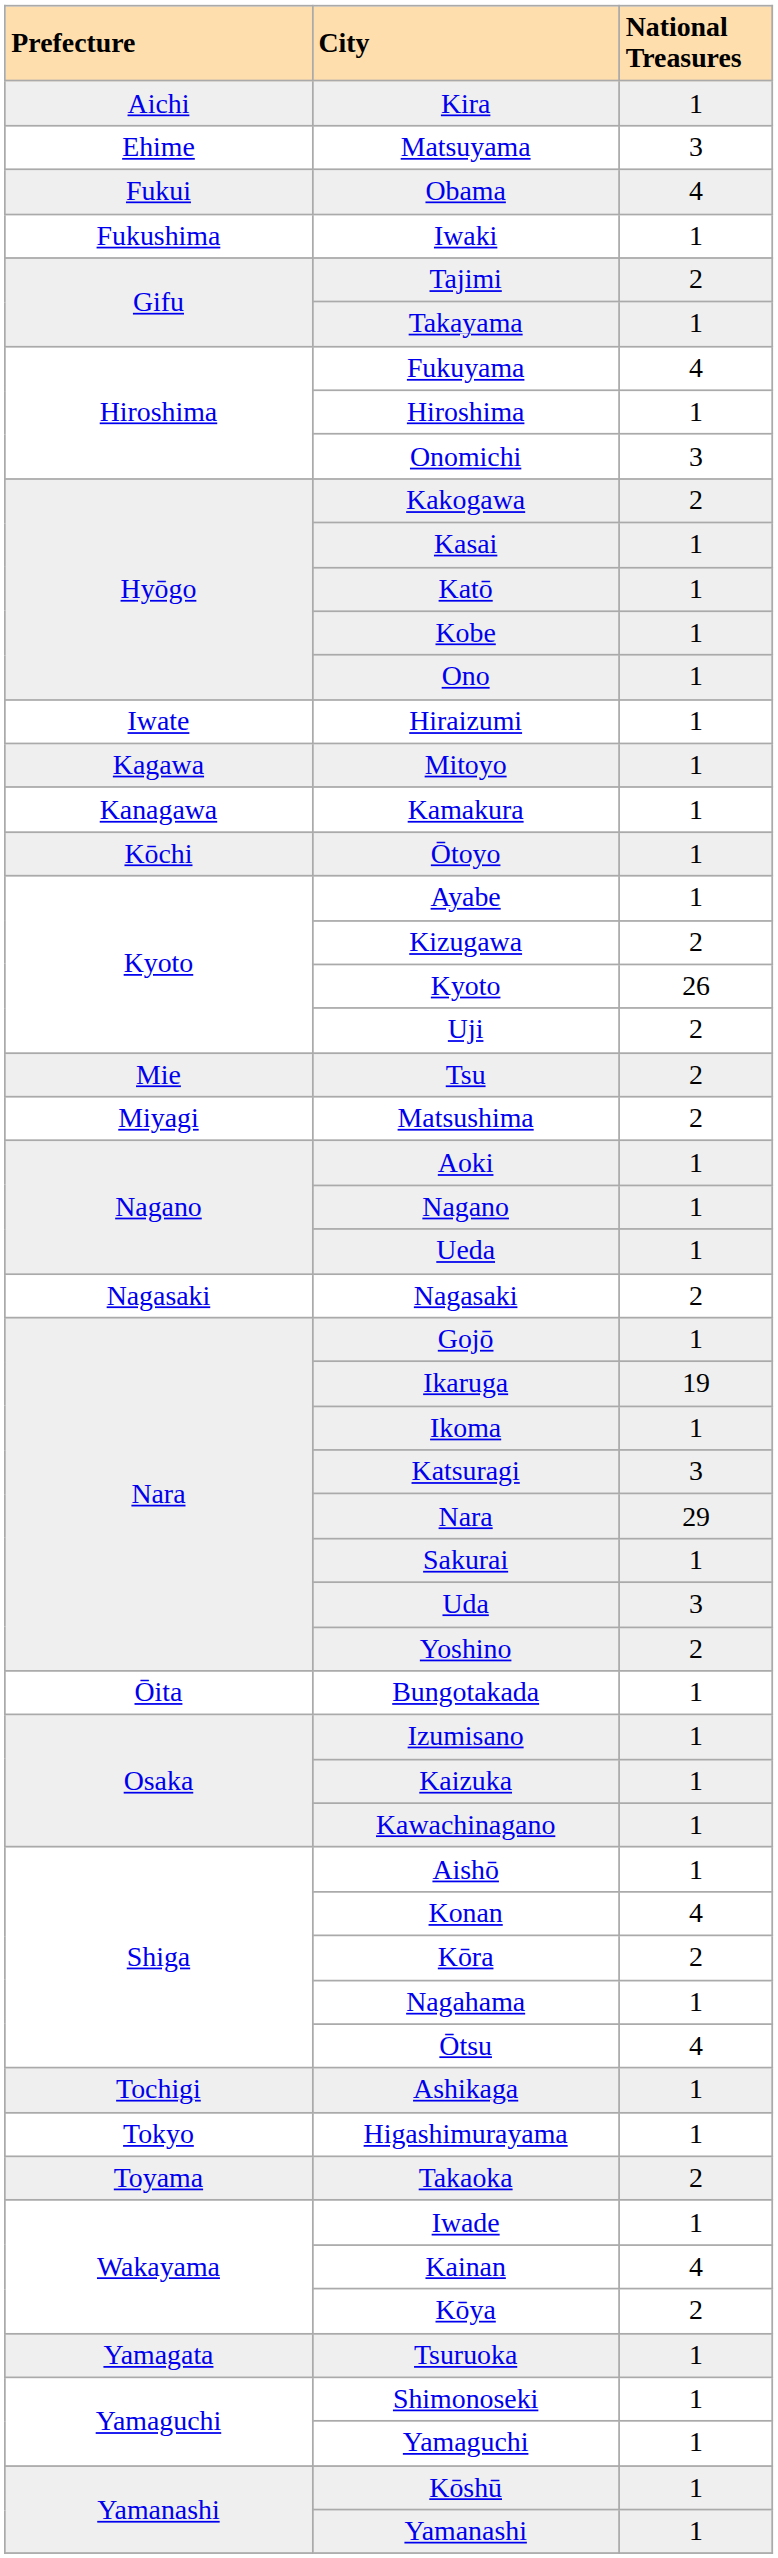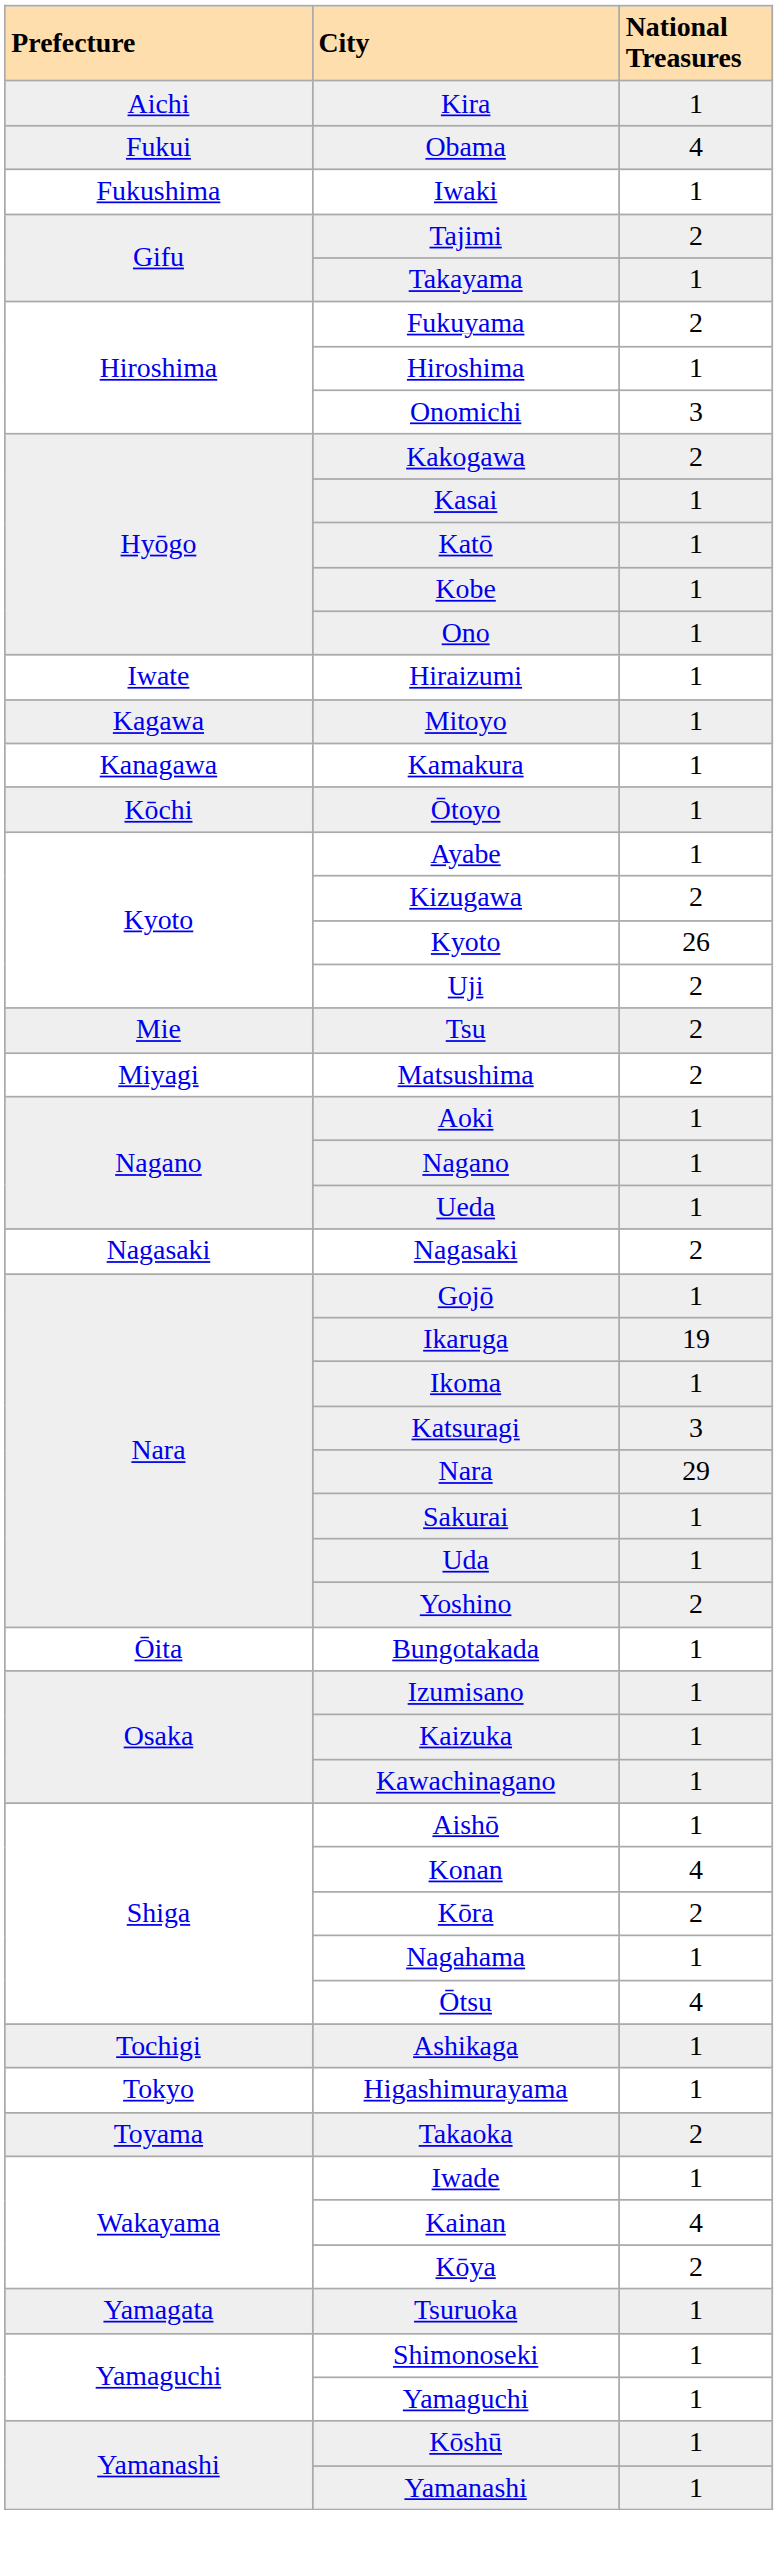- row: (466, 147)
(696, 367) 4 -> (696, 323) 2
(696, 1604) 3 -> (696, 1559) 1
